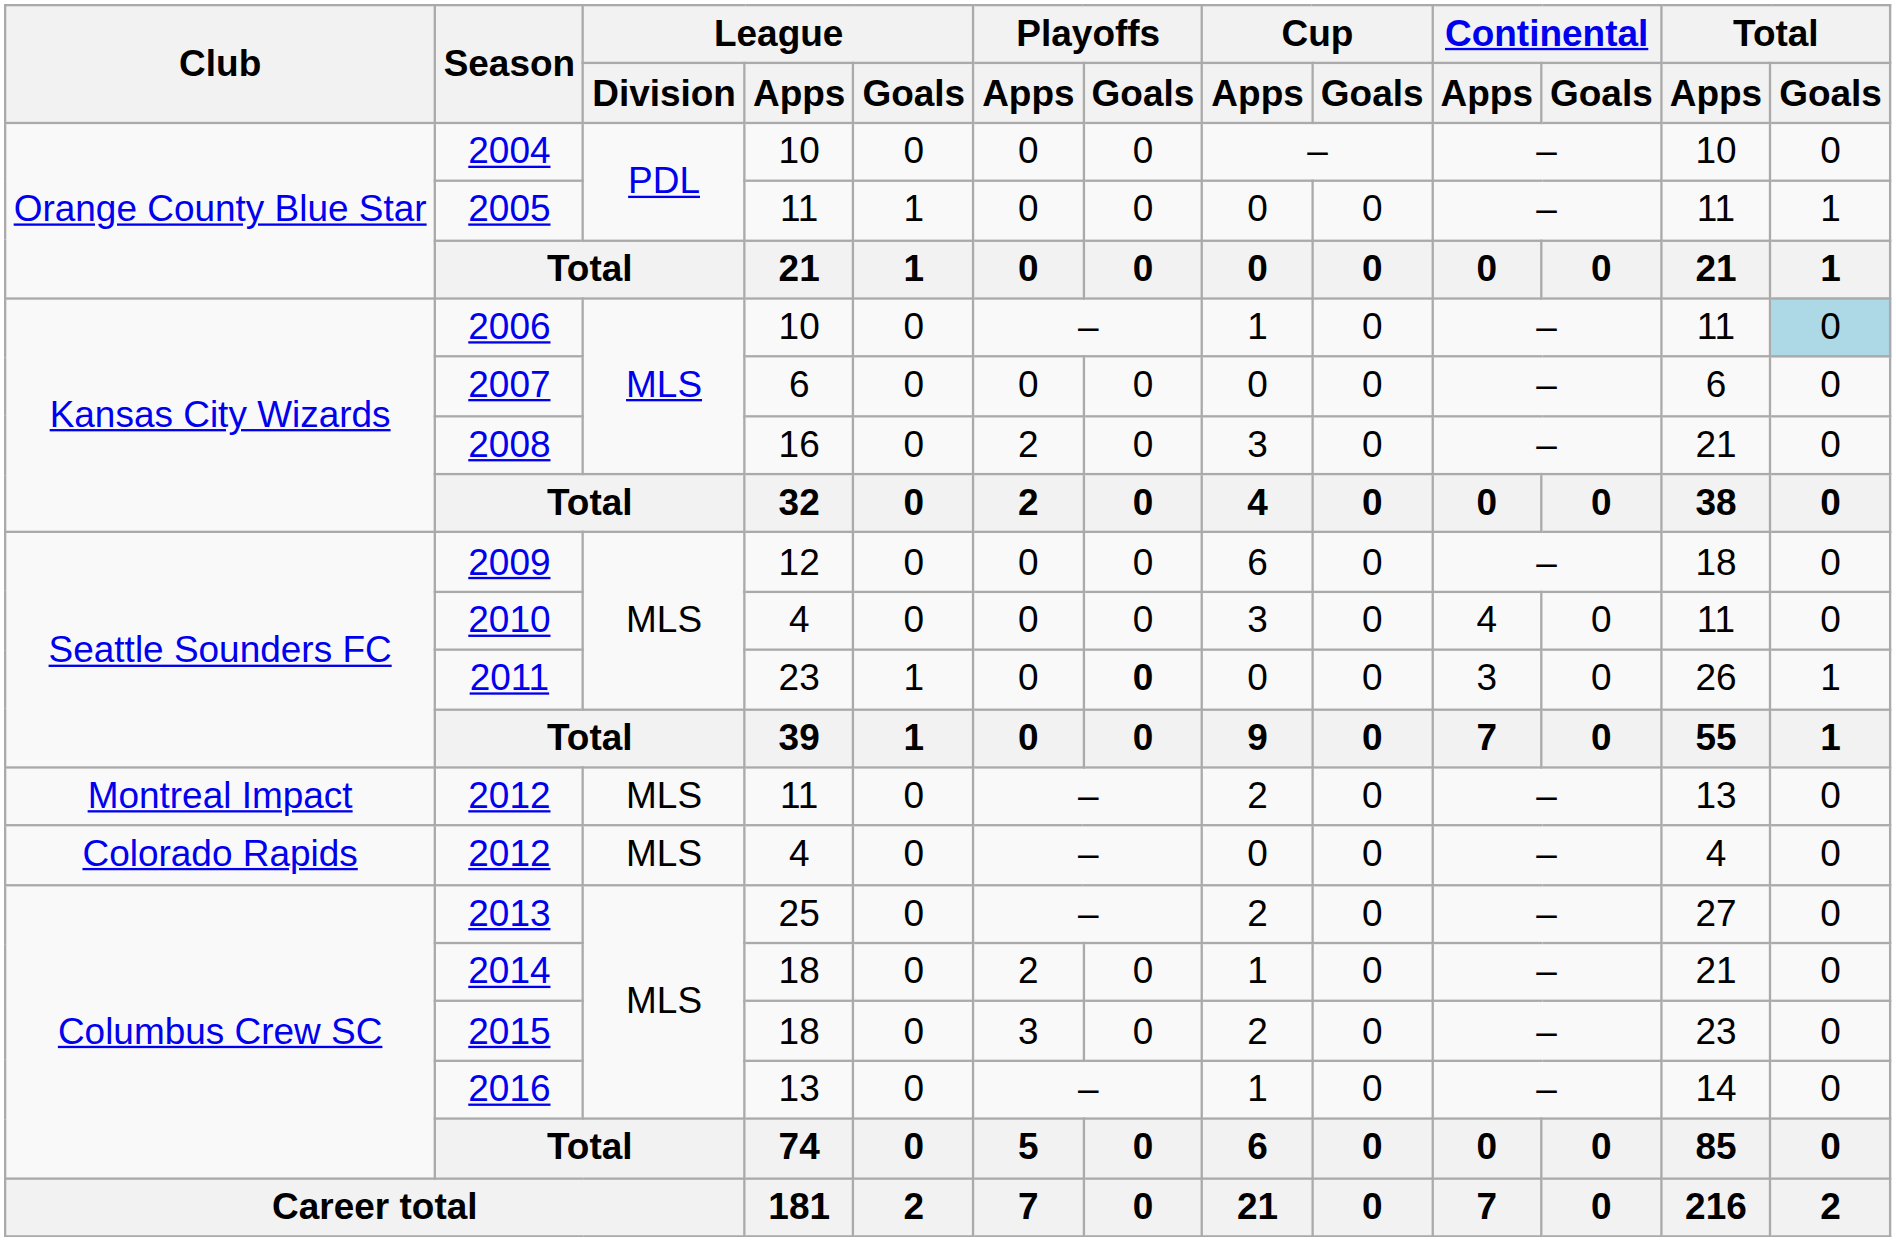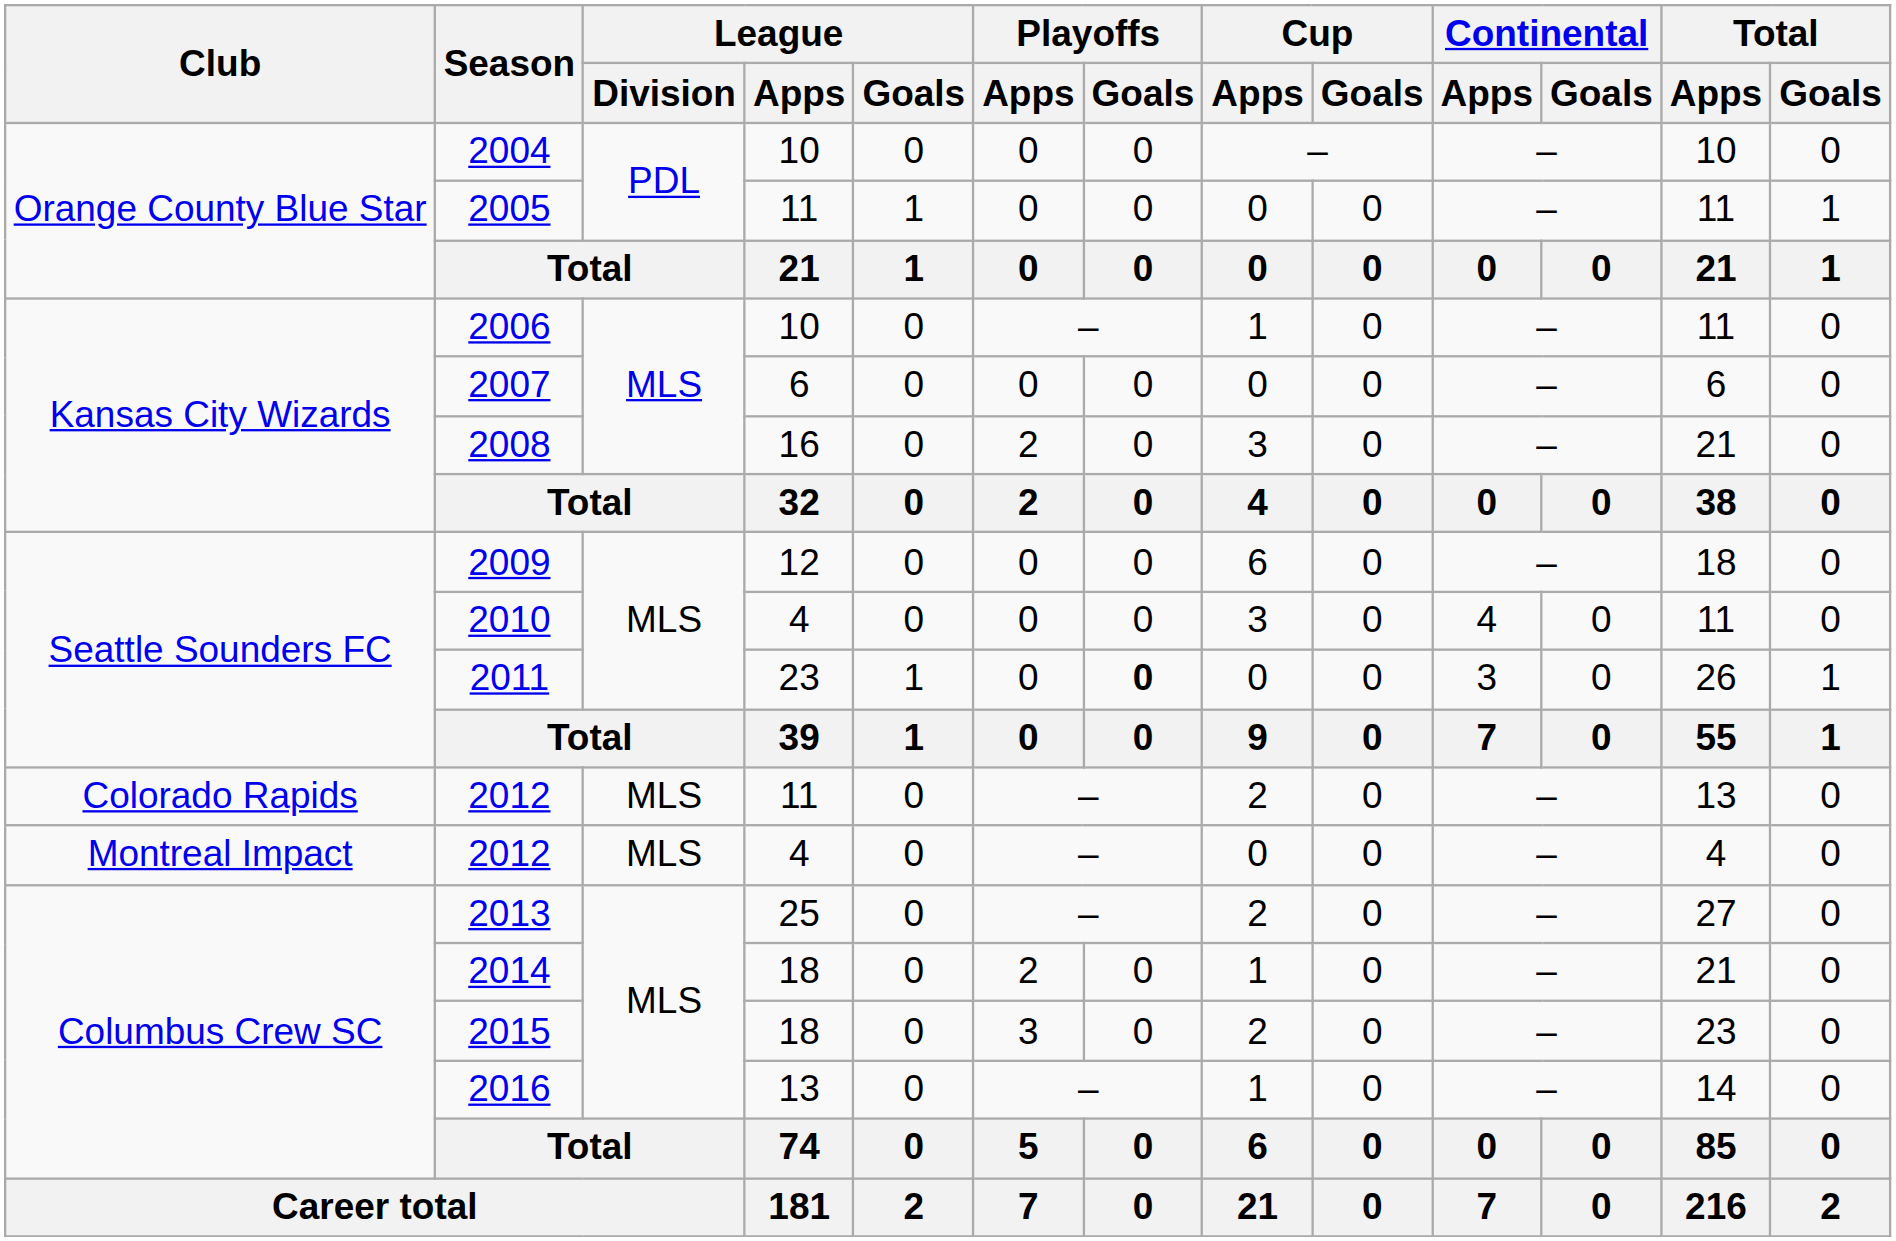(1831, 326) lightblue background -> (1831, 326) no background
(220, 795) Montreal Impact -> (220, 795) Colorado Rapids
(220, 854) Colorado Rapids -> (220, 854) Montreal Impact
